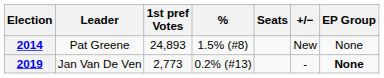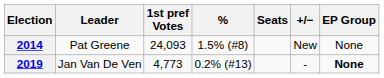(168, 45) 24,893 -> (168, 45) 24,093
(168, 63) 2,773 -> (168, 63) 4,773
